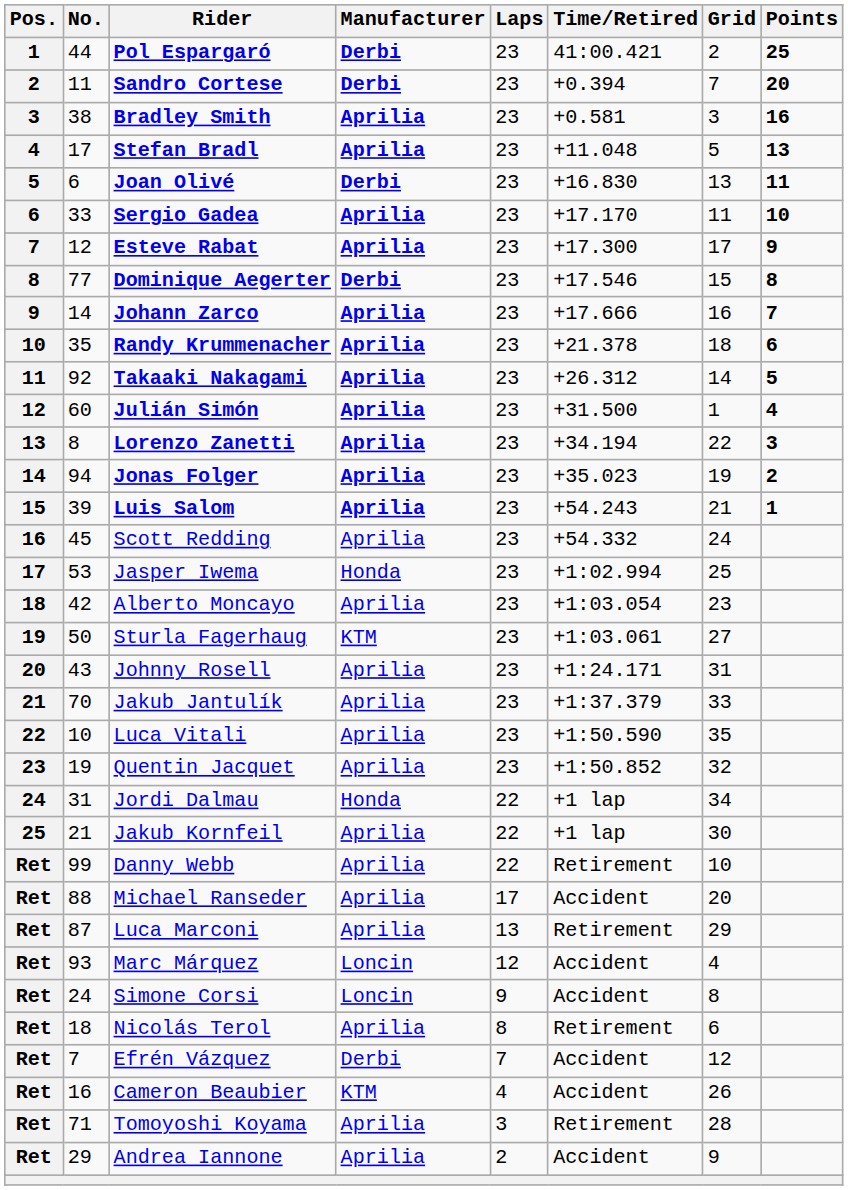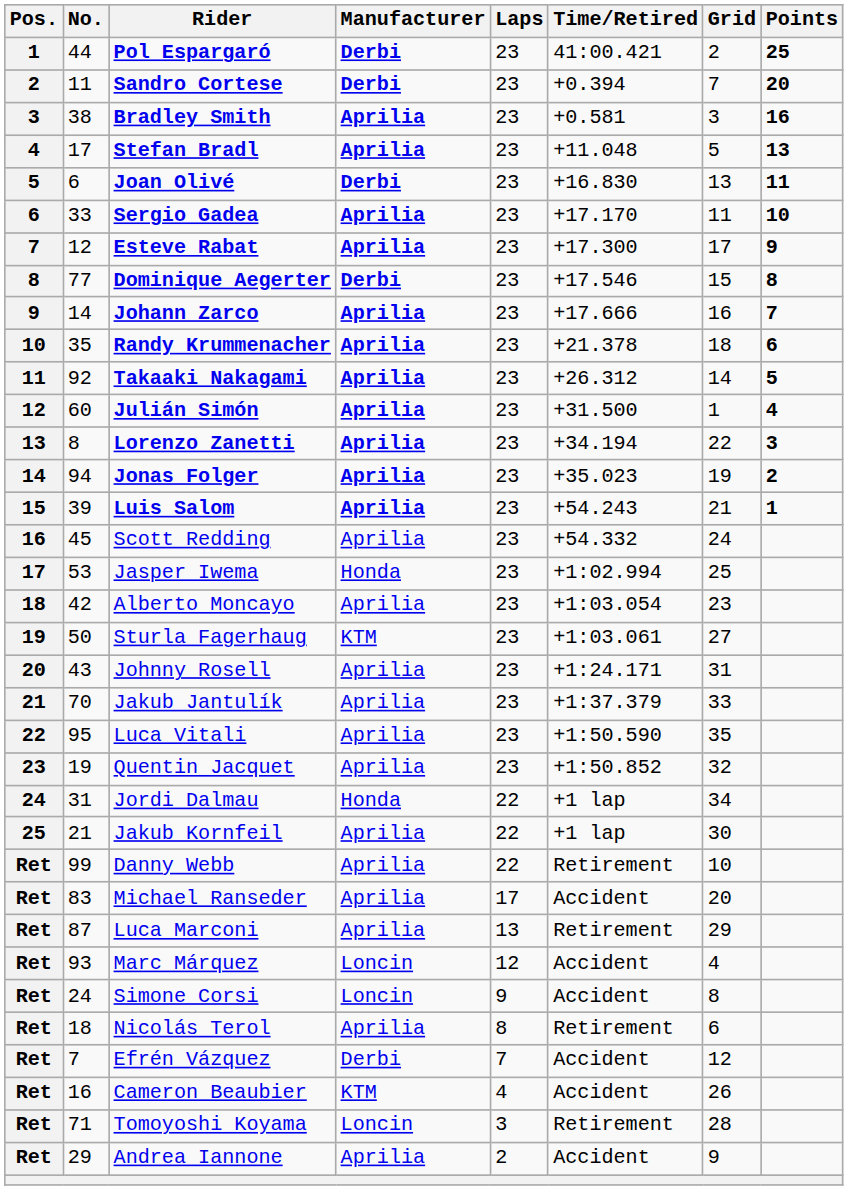(80, 736) 10 -> (80, 736) 95
(80, 899) 88 -> (80, 899) 83
(383, 1126) Aprilia -> (377, 1126) Loncin
